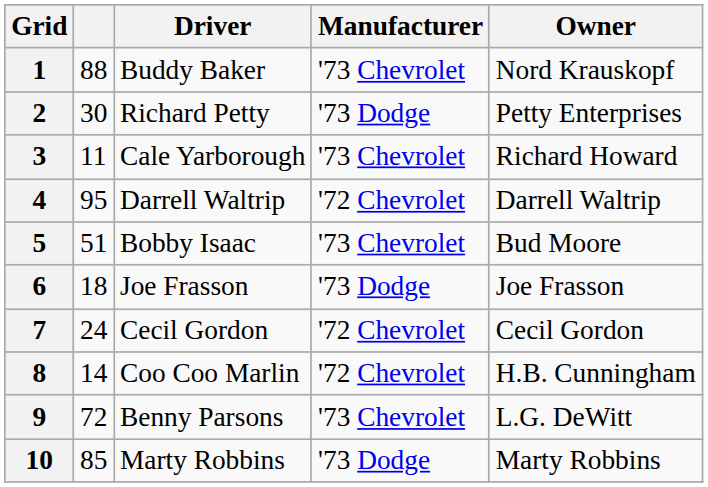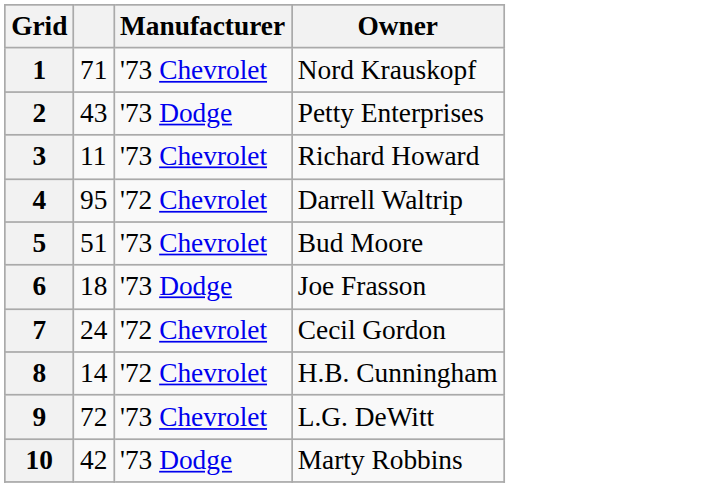- column: (213, 26)
(94, 69) 88 -> (94, 69) 71
(94, 112) 30 -> (94, 112) 43
(94, 460) 85 -> (94, 460) 42
